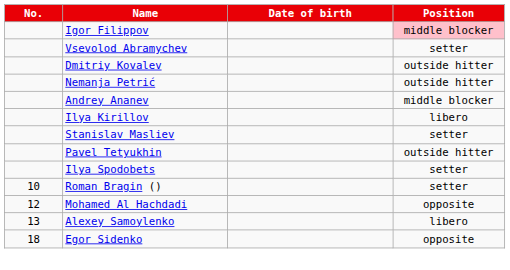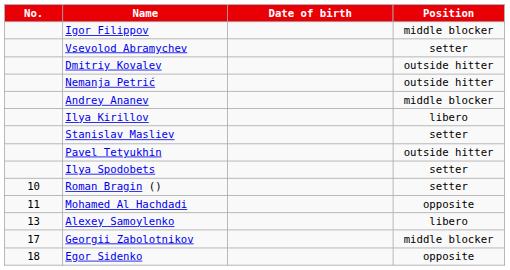(449, 30) pink background -> (449, 30) no background
(34, 204) 12 -> (34, 204) 11
+ row: (130, 239)
